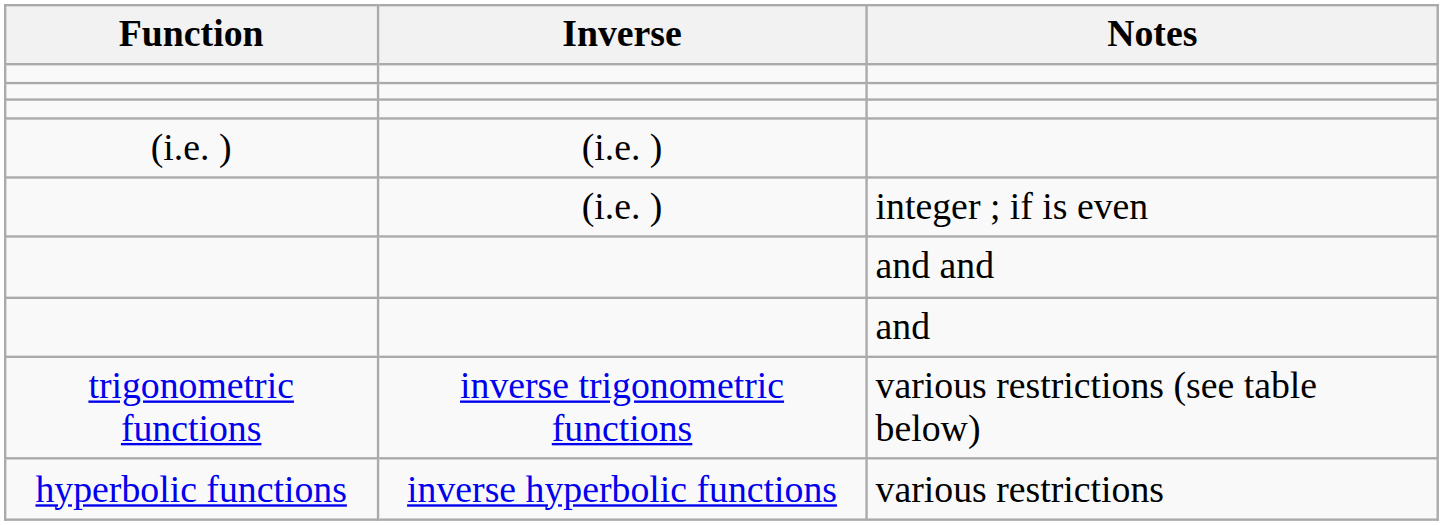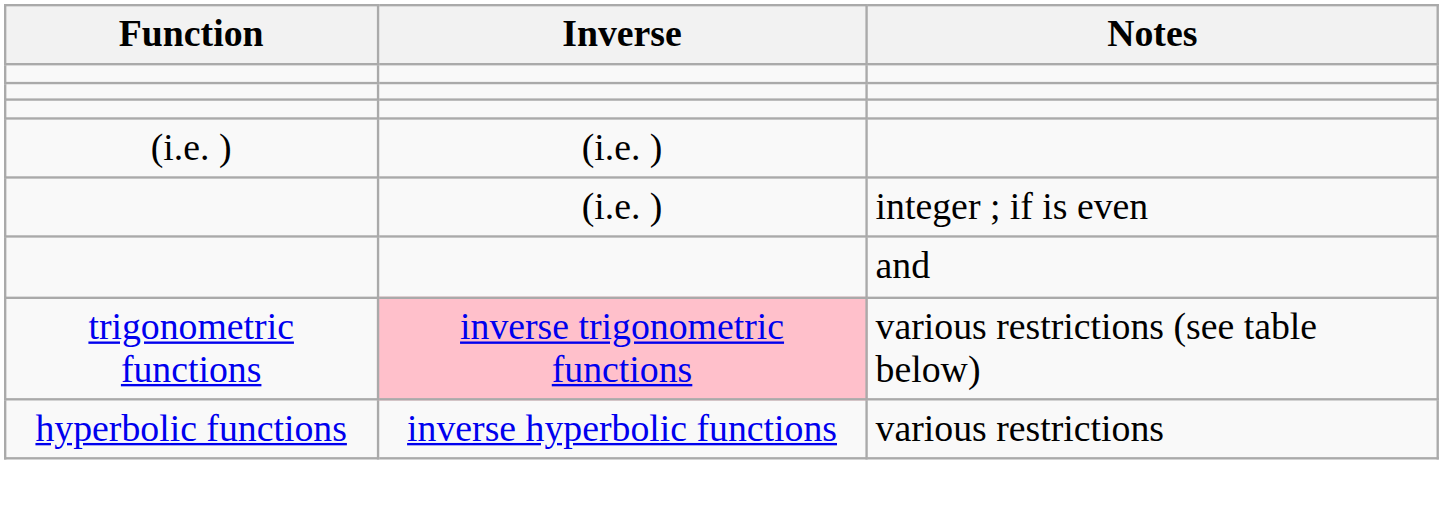- row: (191, 267)
(622, 407) no background -> (622, 347) pink background
